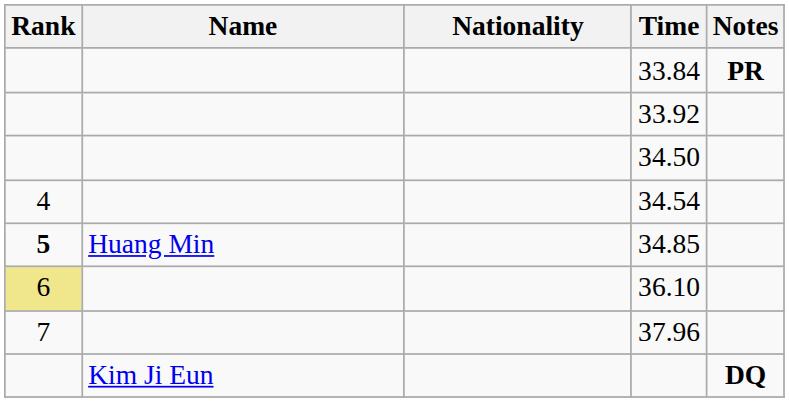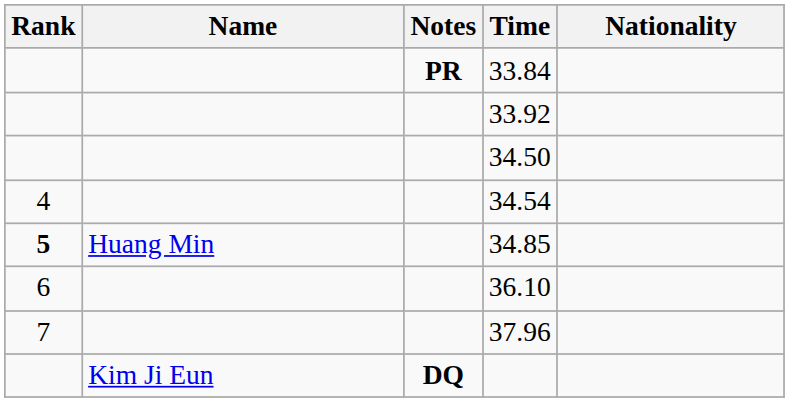columns swapped: (518, 26) <-> (746, 26)
(43, 288) khaki background -> (43, 288) no background
